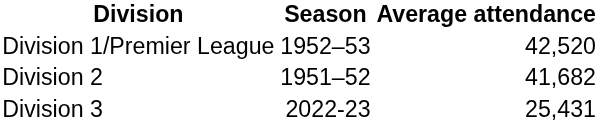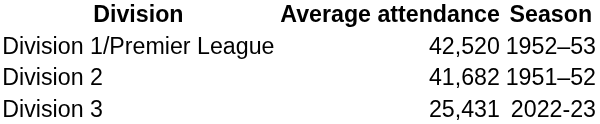columns swapped: (486, 14) <-> (325, 14)
